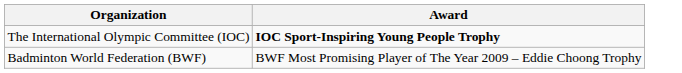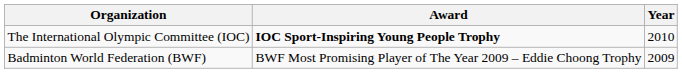+ column: (661, 15)
